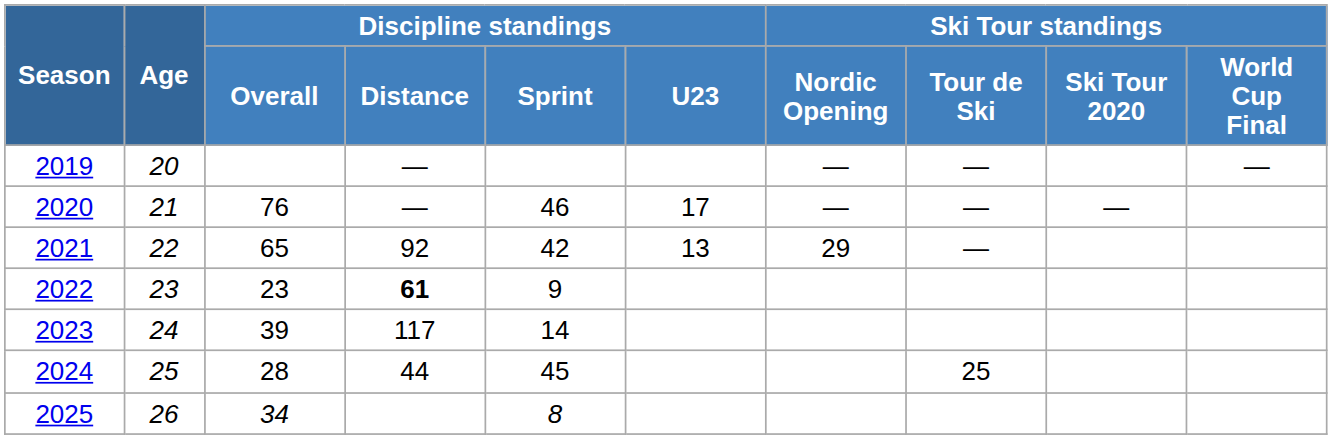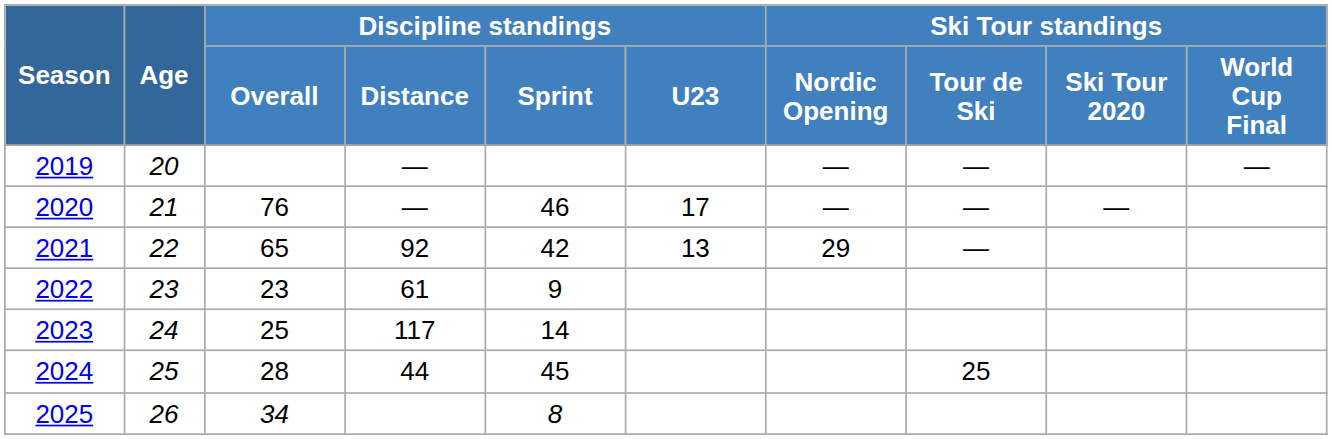(415, 289) bold -> (415, 289) normal
(274, 331) 39 -> (274, 331) 25
